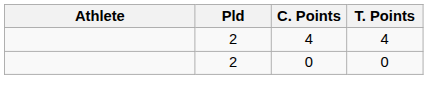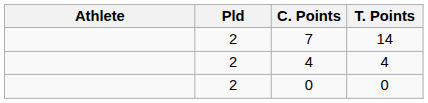+ row: (309, 39)
